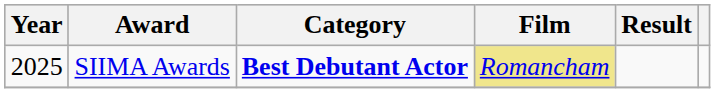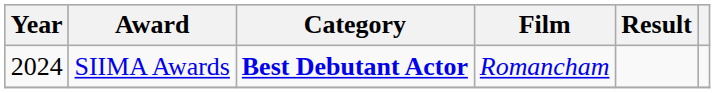(37, 66) 2025 -> (37, 66) 2024
(545, 66) khaki background -> (545, 66) no background
